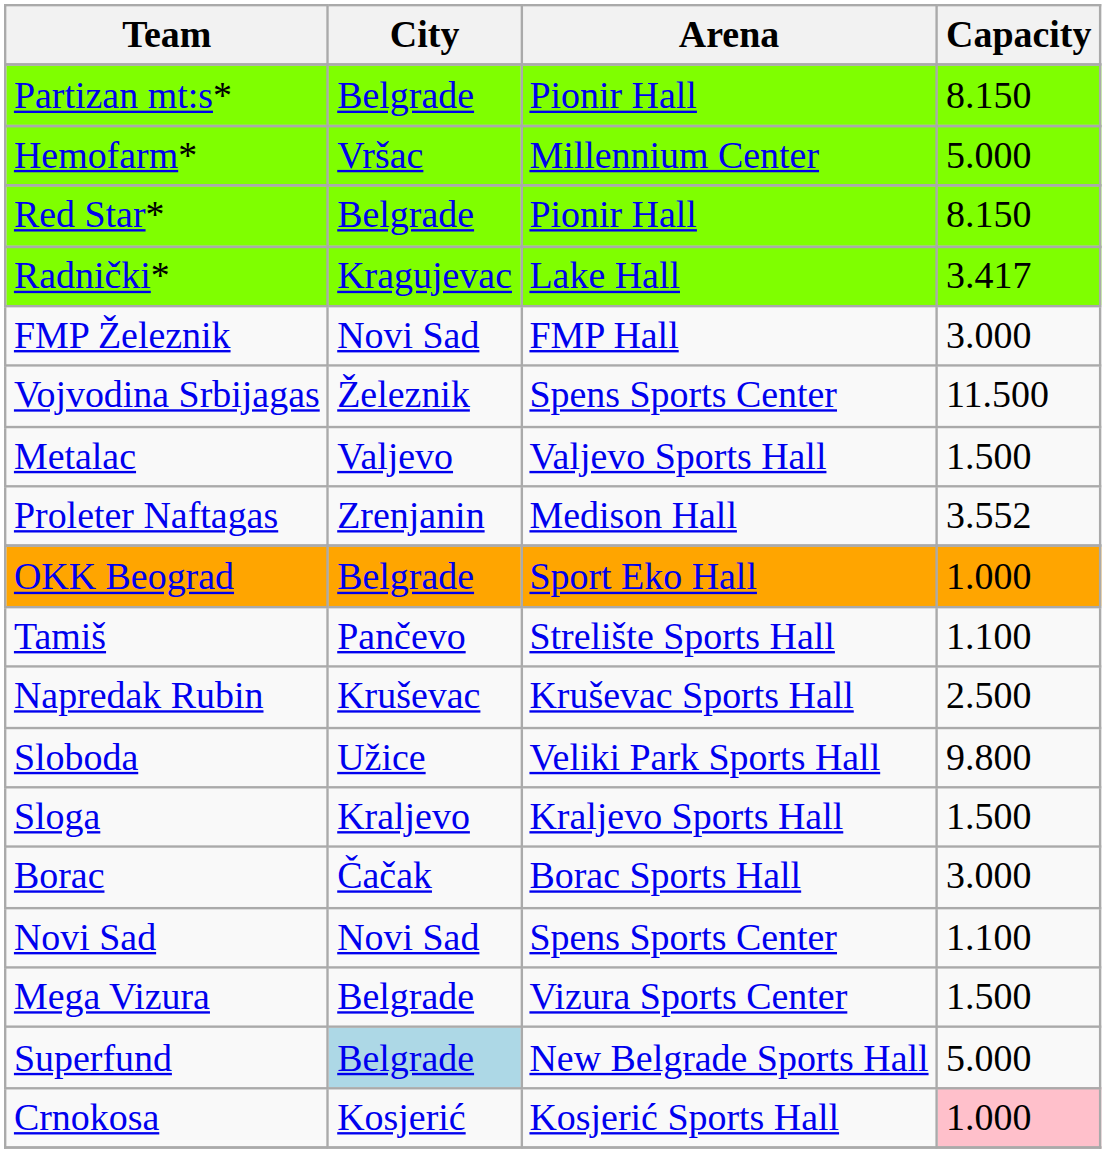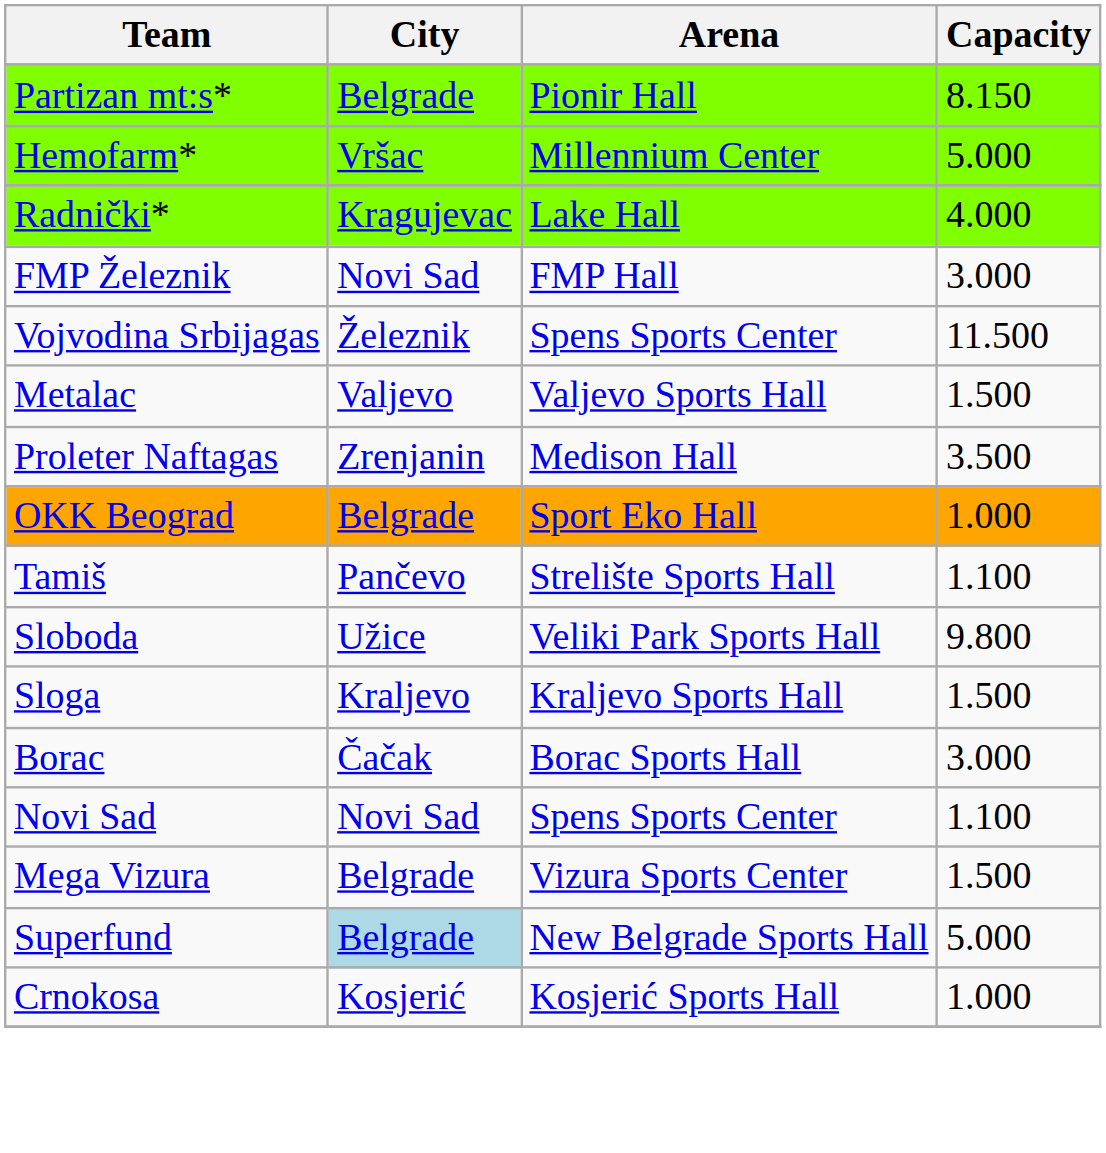- row: (89, 214)
(989, 275) 3.417 -> (989, 214) 4.000
(989, 515) 3.552 -> (989, 455) 3.500
- row: (139, 696)
(989, 1117) pink background -> (989, 996) no background
